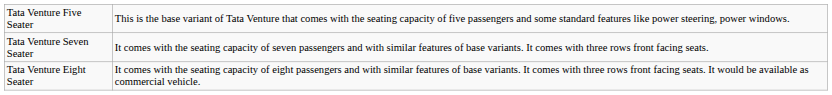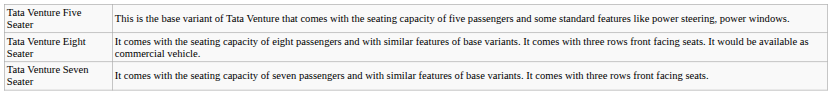rows swapped: (48, 47) <-> (46, 76)
